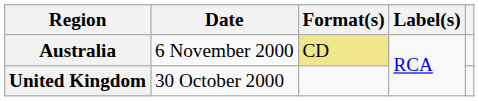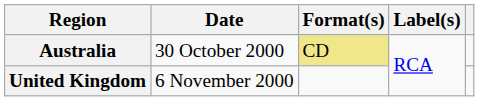(224, 50) 6 November 2000 -> (219, 50) 30 October 2000
(219, 80) 30 October 2000 -> (224, 80) 6 November 2000
